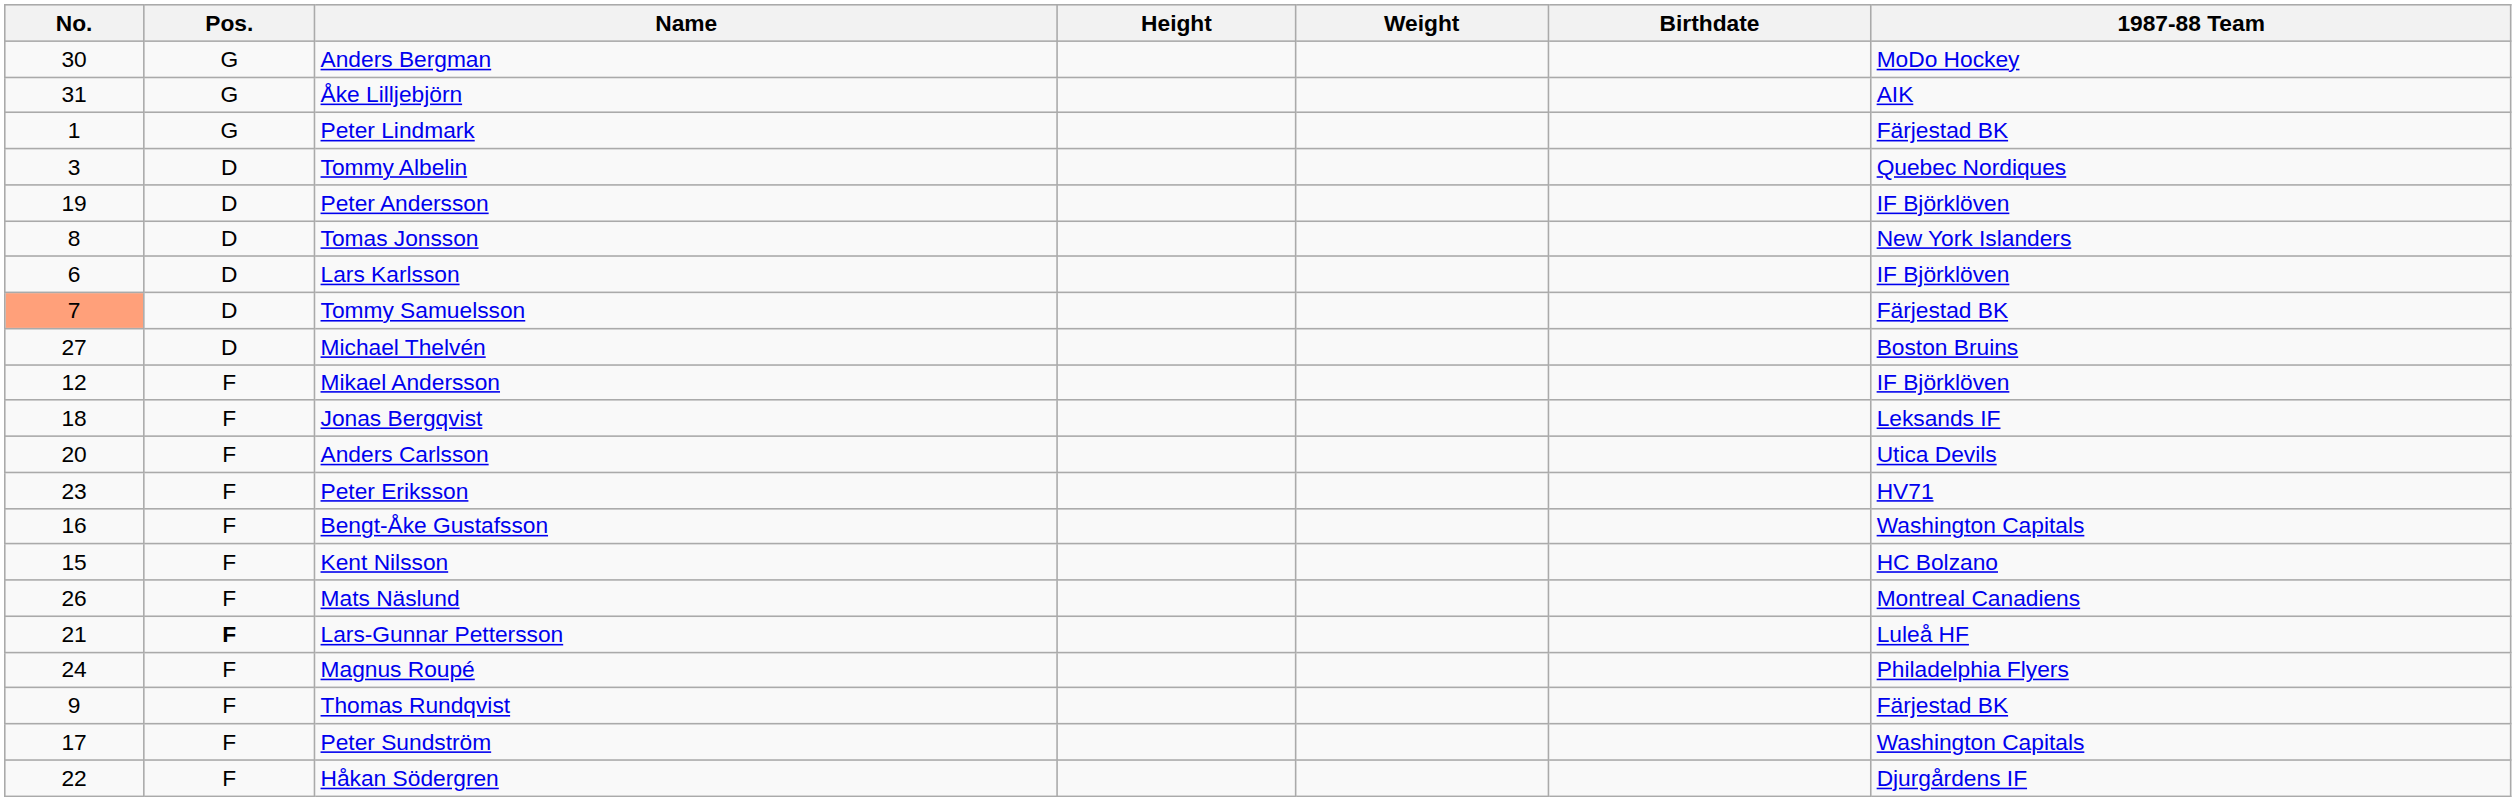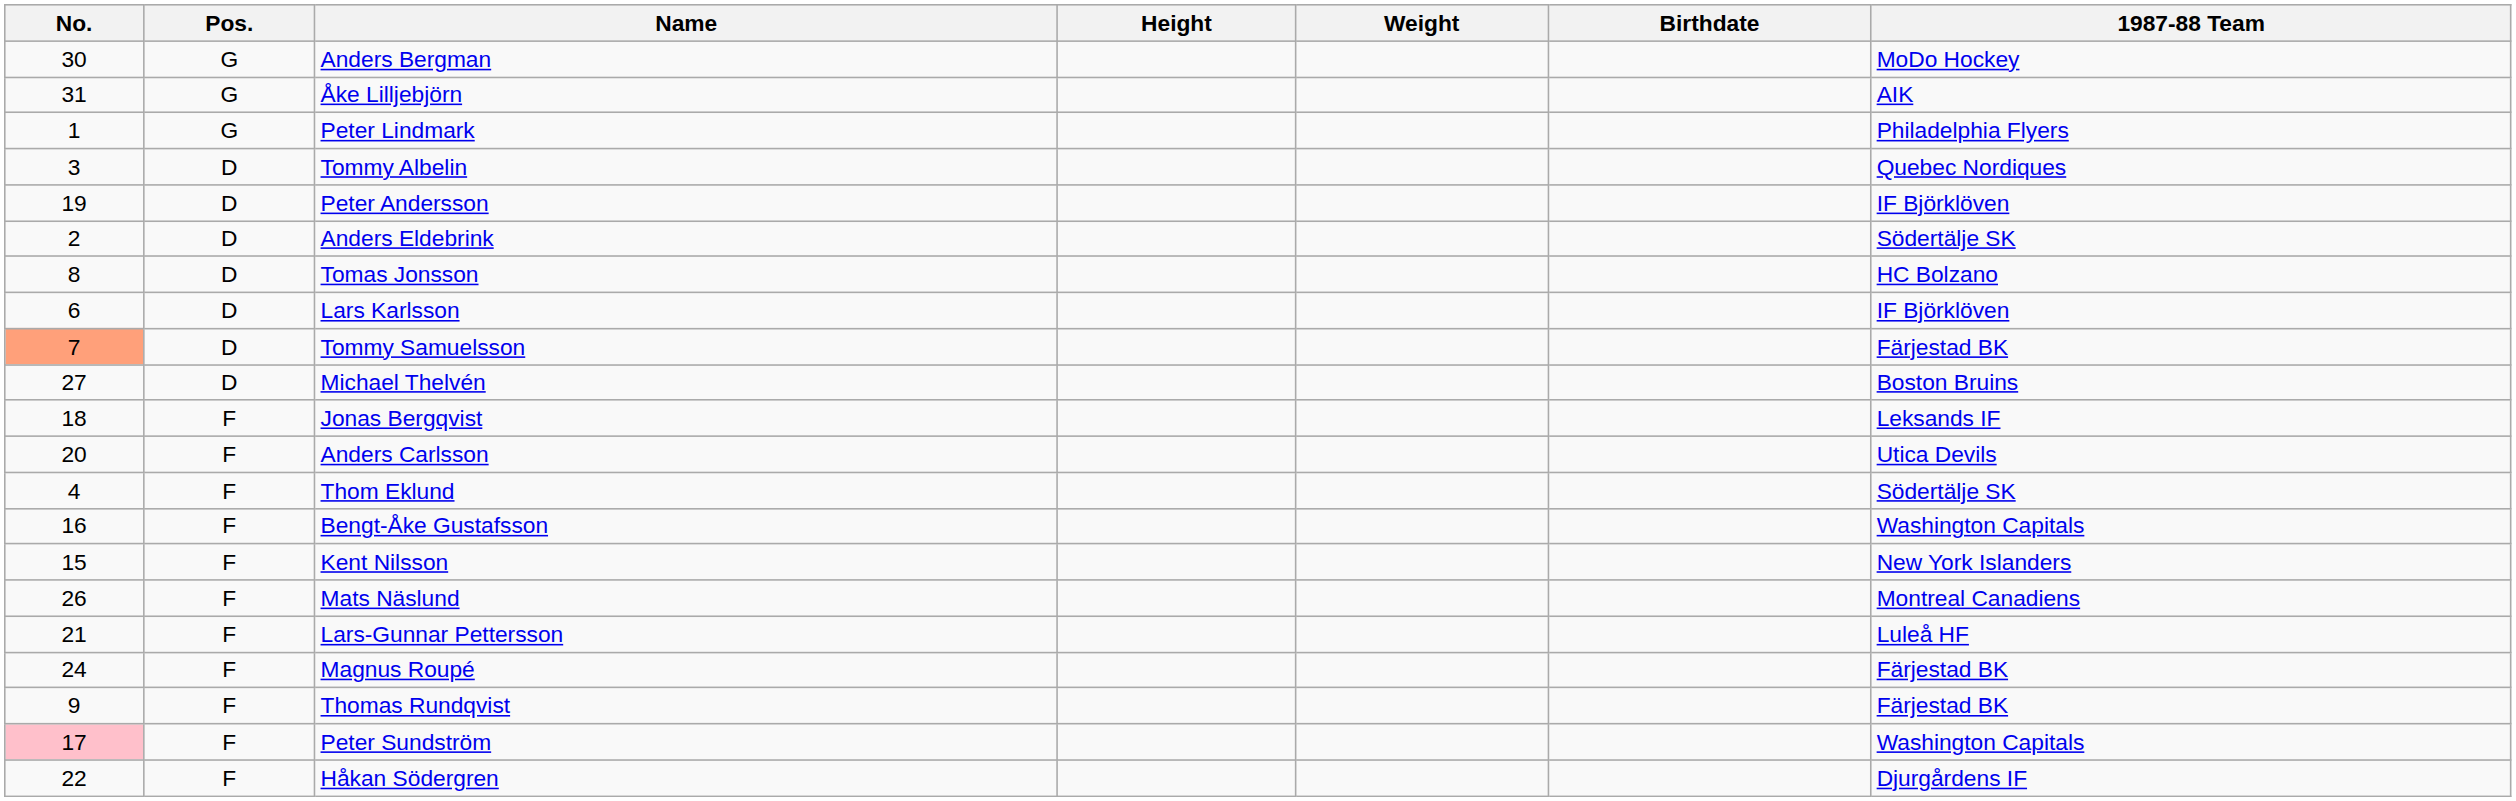(1942, 131) Färjestad BK -> (1973, 131) Philadelphia Flyers
+ row: (407, 239)
(1974, 239) New York Islanders -> (1937, 275) HC Bolzano
- row: (410, 383)
+ row: (388, 490)
- row: (394, 490)
(1937, 562) HC Bolzano -> (1974, 562) New York Islanders
(229, 634) bold -> (229, 634) normal
(1973, 670) Philadelphia Flyers -> (1942, 670) Färjestad BK
(74, 742) no background -> (74, 742) pink background
